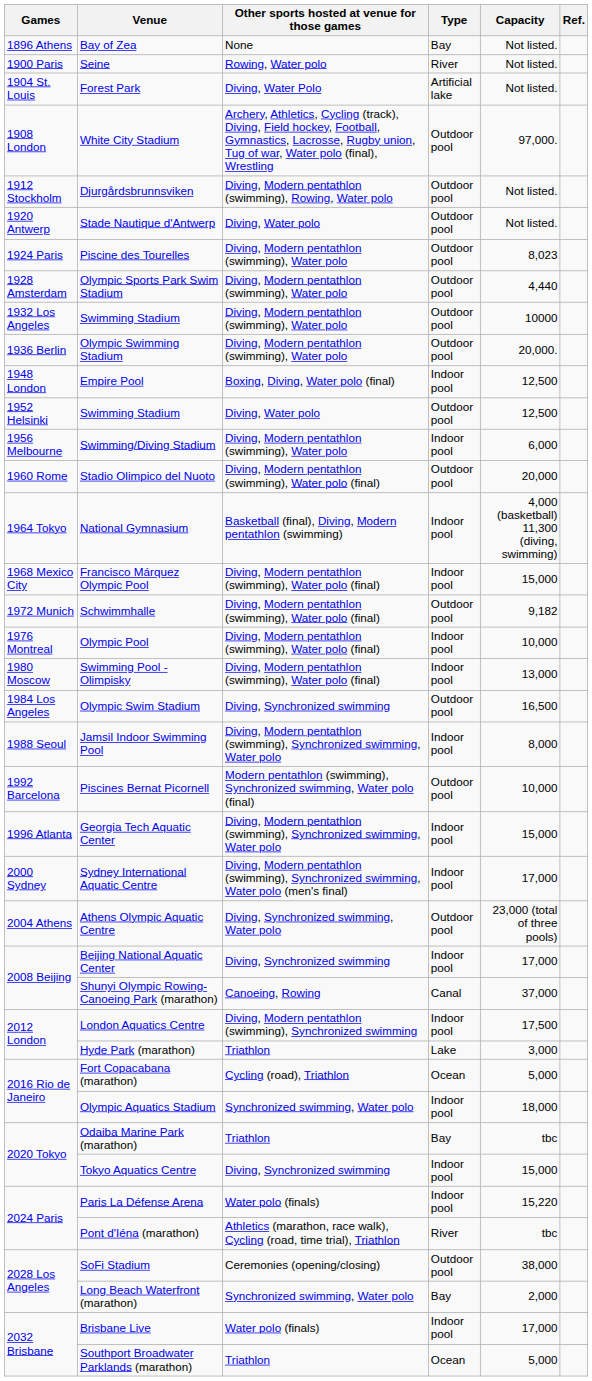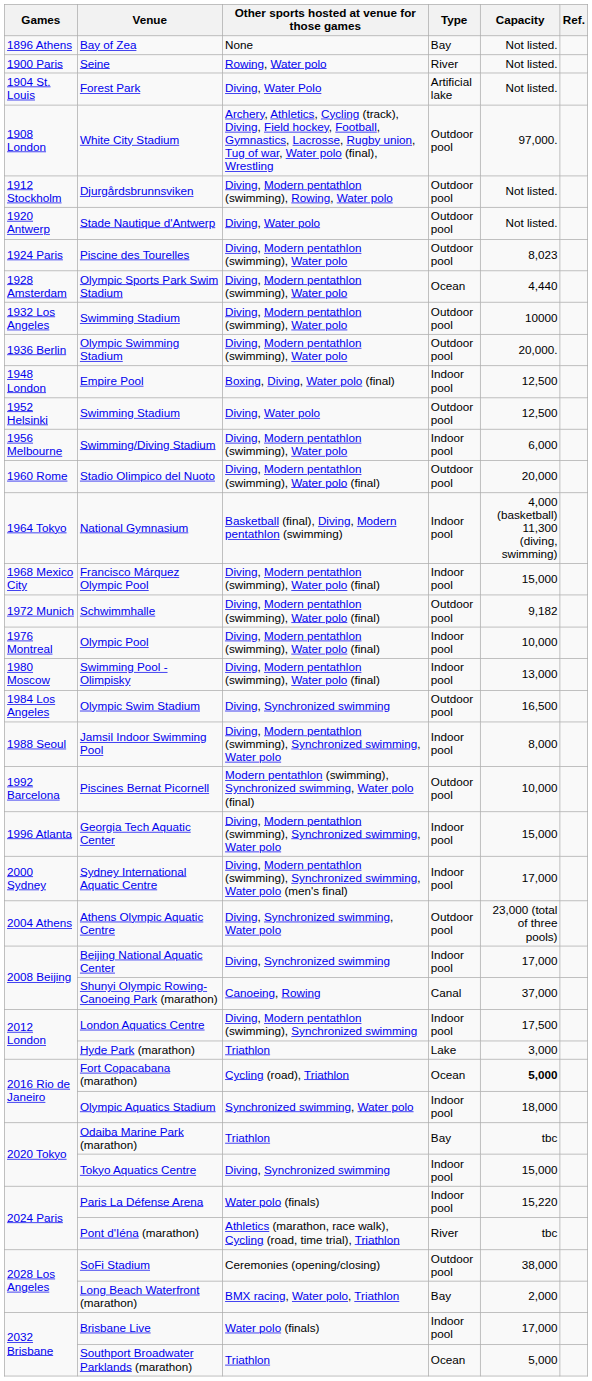(452, 286) Outdoor pool -> (448, 286) Ocean
(543, 1075) normal -> (543, 1075) bold
(319, 1297) Synchronized swimming, Water polo -> (312, 1297) BMX racing, Water polo, Triathlon
